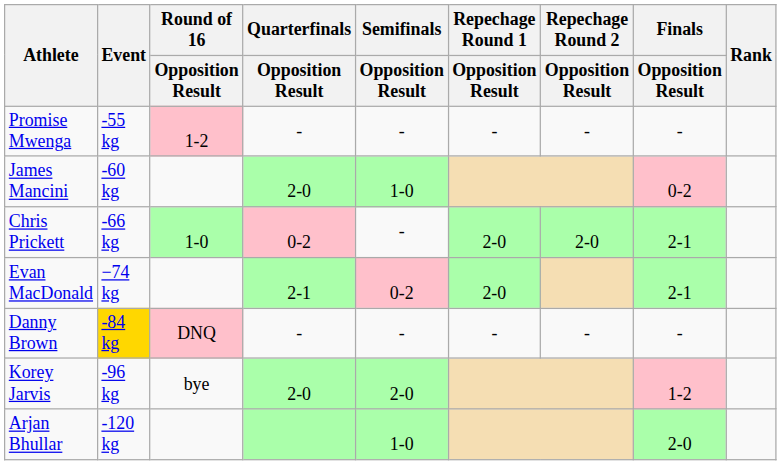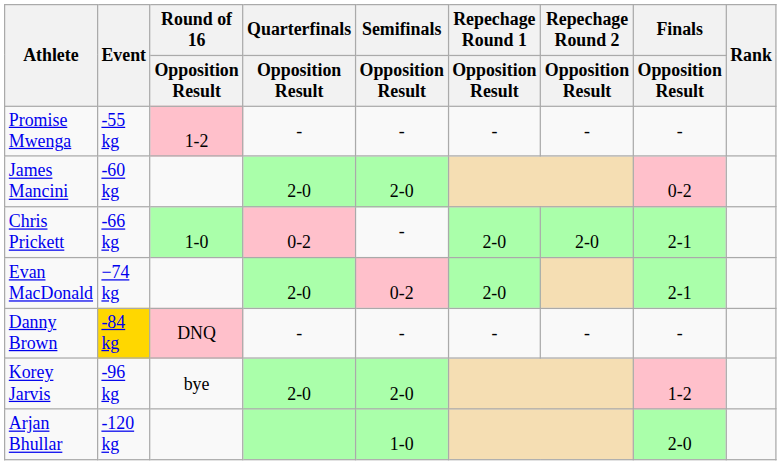(402, 192) 1-0 -> (402, 192) 2-0
(299, 293) 2-1 -> (299, 293) 2-0
